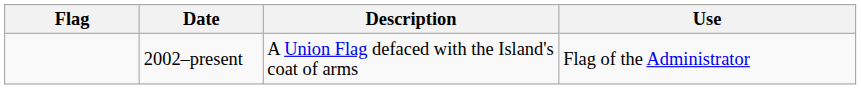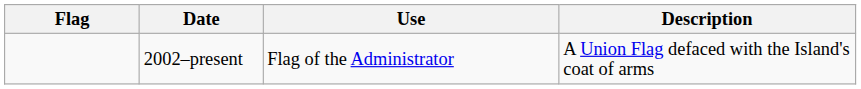columns swapped: (707, 19) <-> (411, 19)
